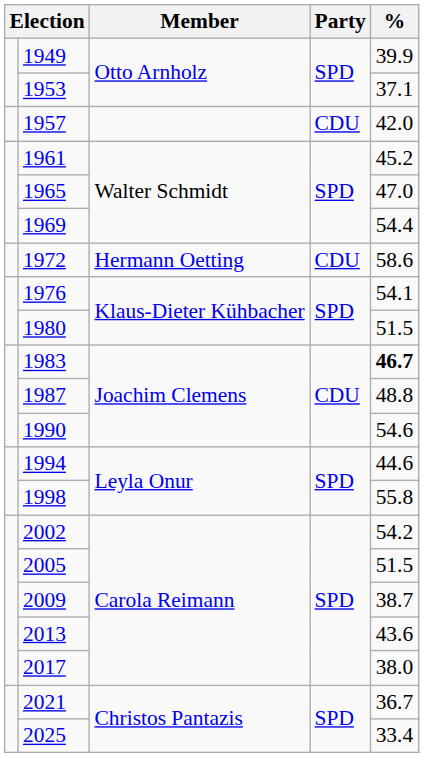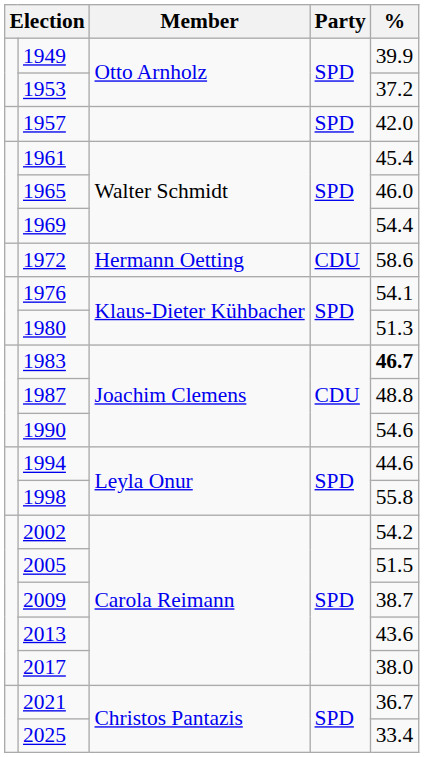(394, 89) 37.1 -> (394, 89) 37.2
(337, 123) CDU -> (334, 123) SPD
(394, 157) 45.2 -> (394, 157) 45.4
(394, 191) 47.0 -> (394, 191) 46.0
(394, 327) 51.5 -> (394, 327) 51.3
